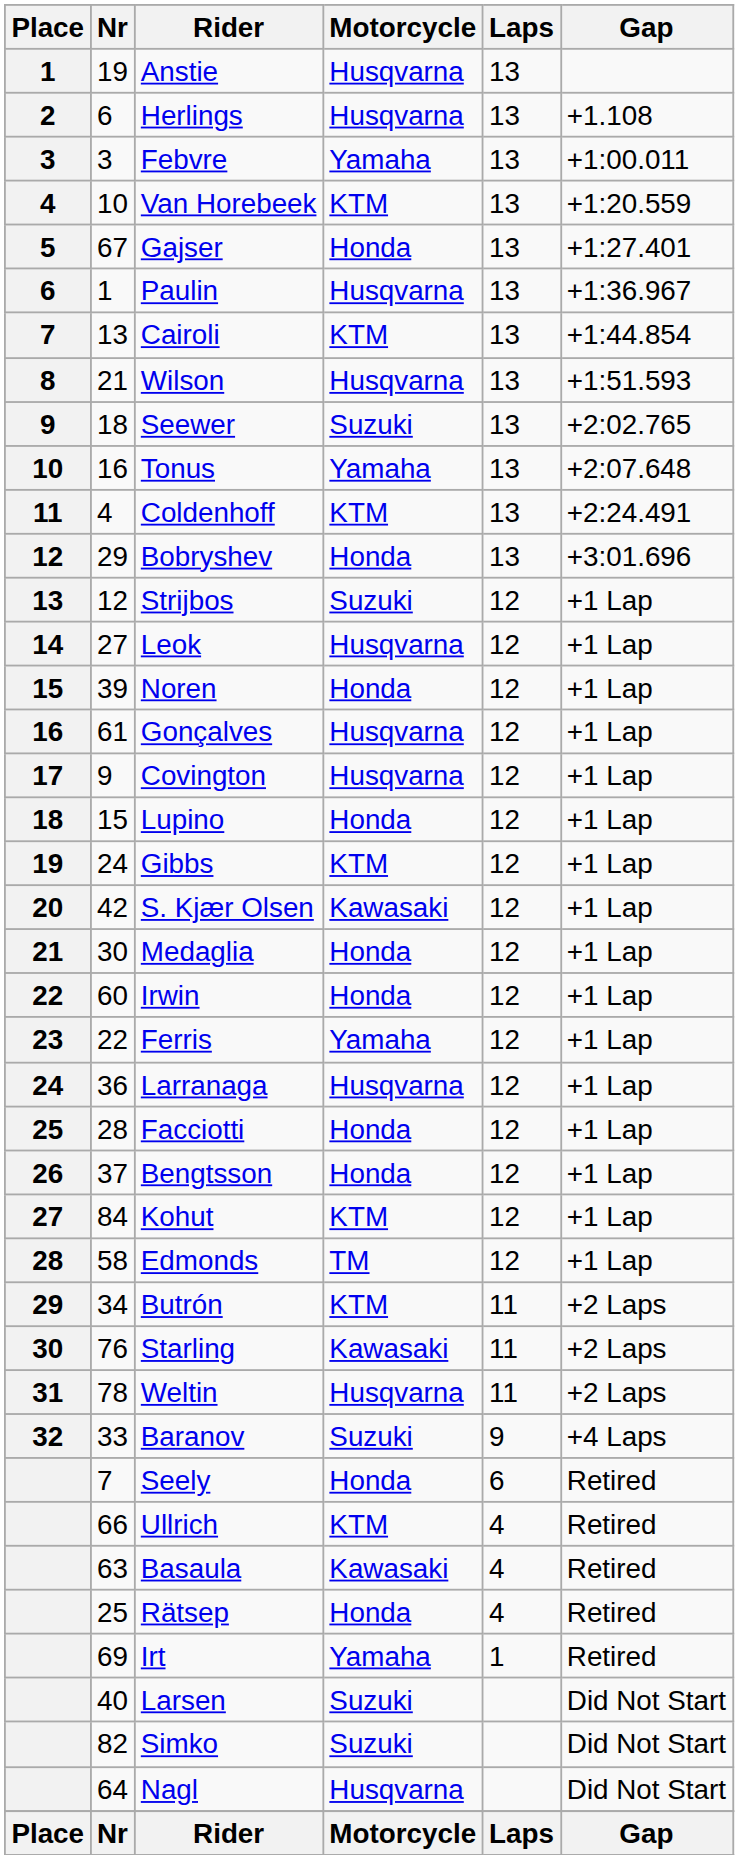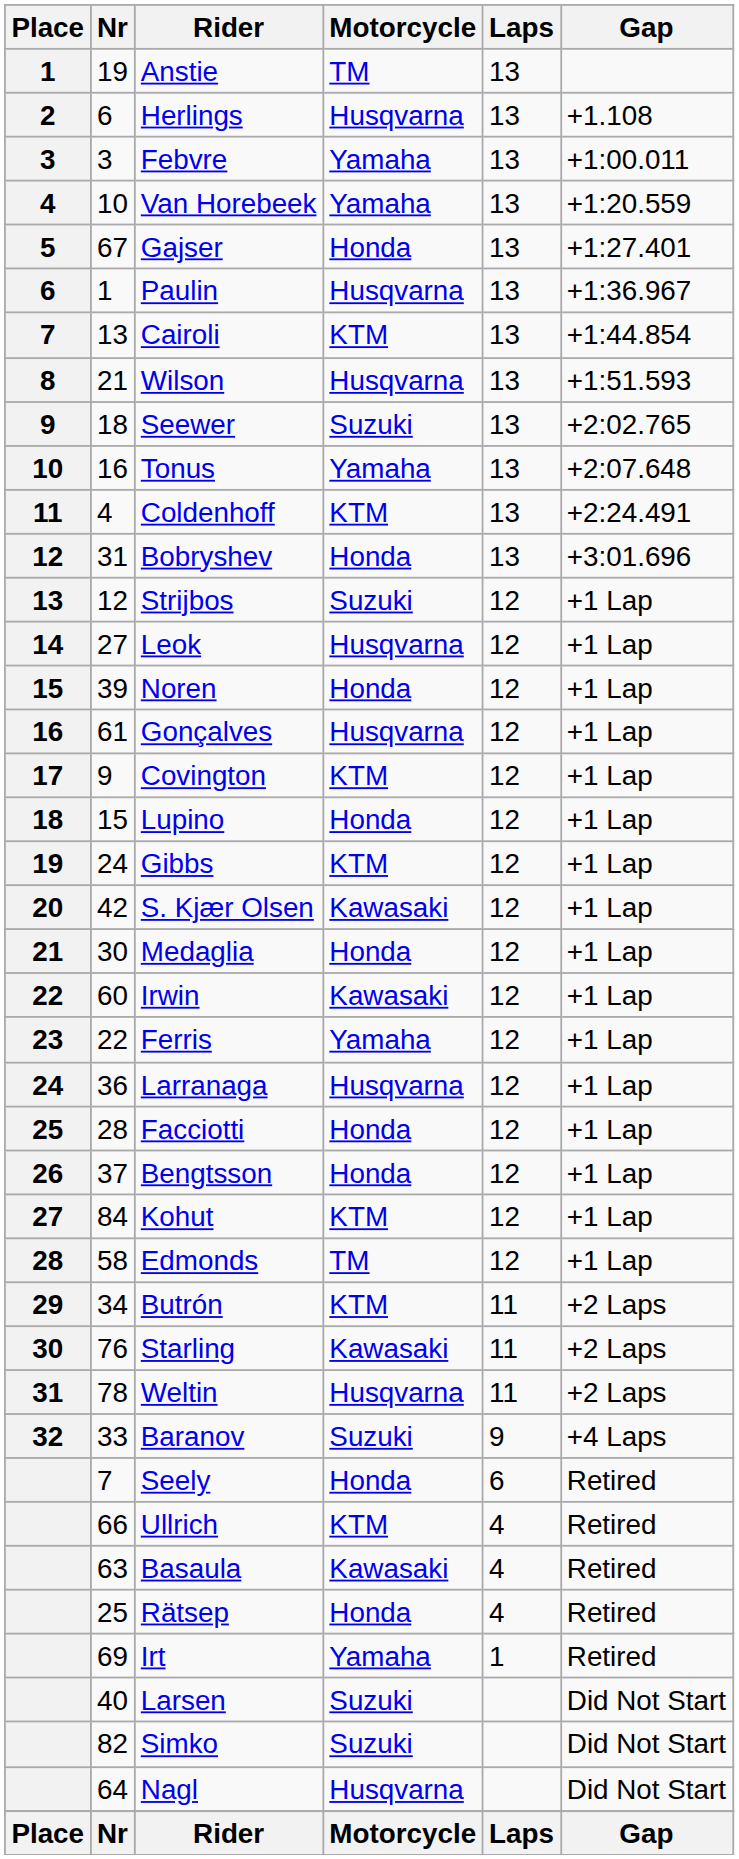(397, 71) Husqvarna -> (349, 71) TM
(359, 203) KTM -> (380, 203) Yamaha
(112, 556) 29 -> (112, 556) 31
(397, 776) Husqvarna -> (359, 776) KTM
(370, 996) Honda -> (389, 996) Kawasaki
